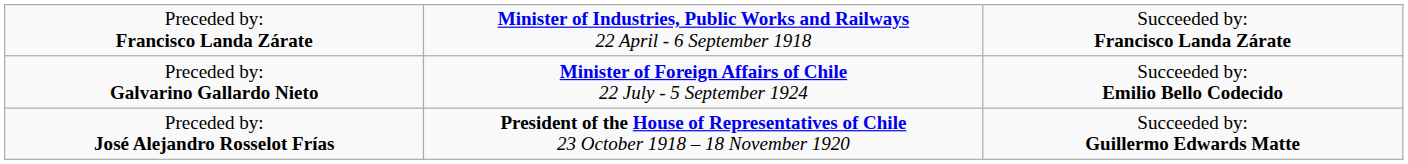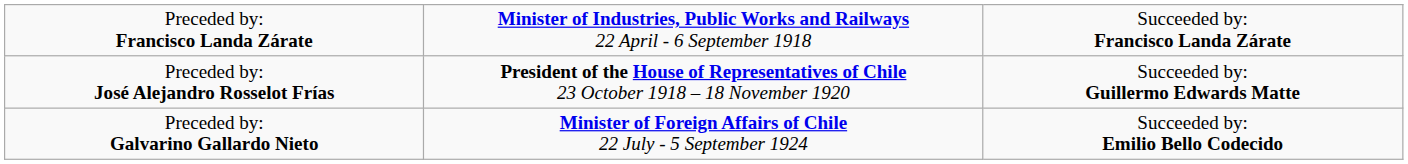rows swapped: (214, 133) <-> (214, 81)
